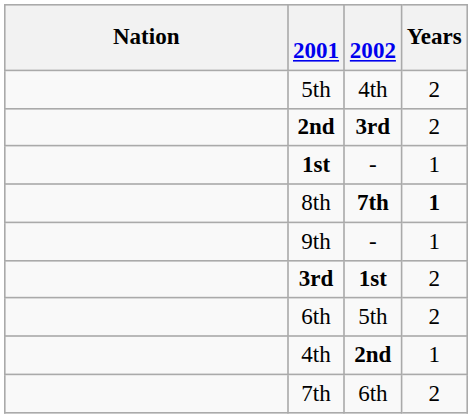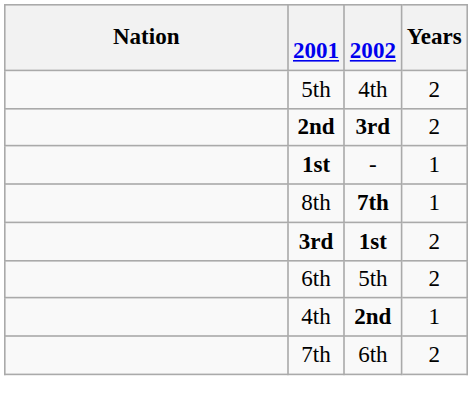(434, 203) bold -> (434, 203) normal
- row: (316, 241)
